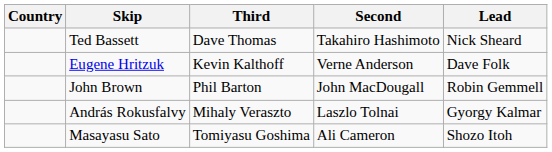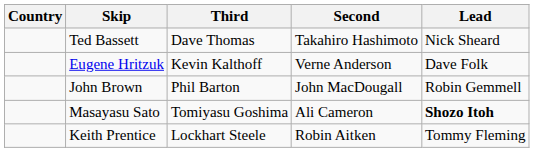- row: (127, 111)
(480, 135) normal -> (459, 111) bold
+ row: (112, 135)
